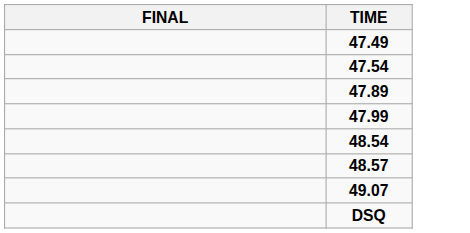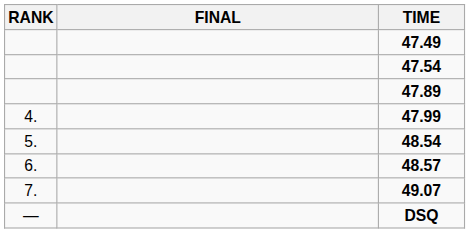+ column: (31, 17)
